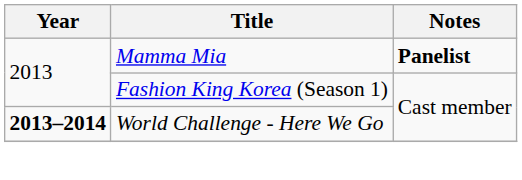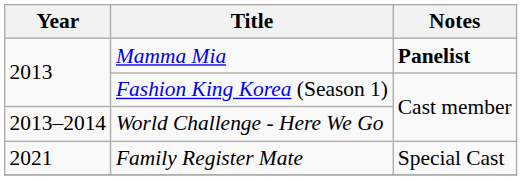(58, 123) bold -> (58, 123) normal
+ row: (209, 157)
